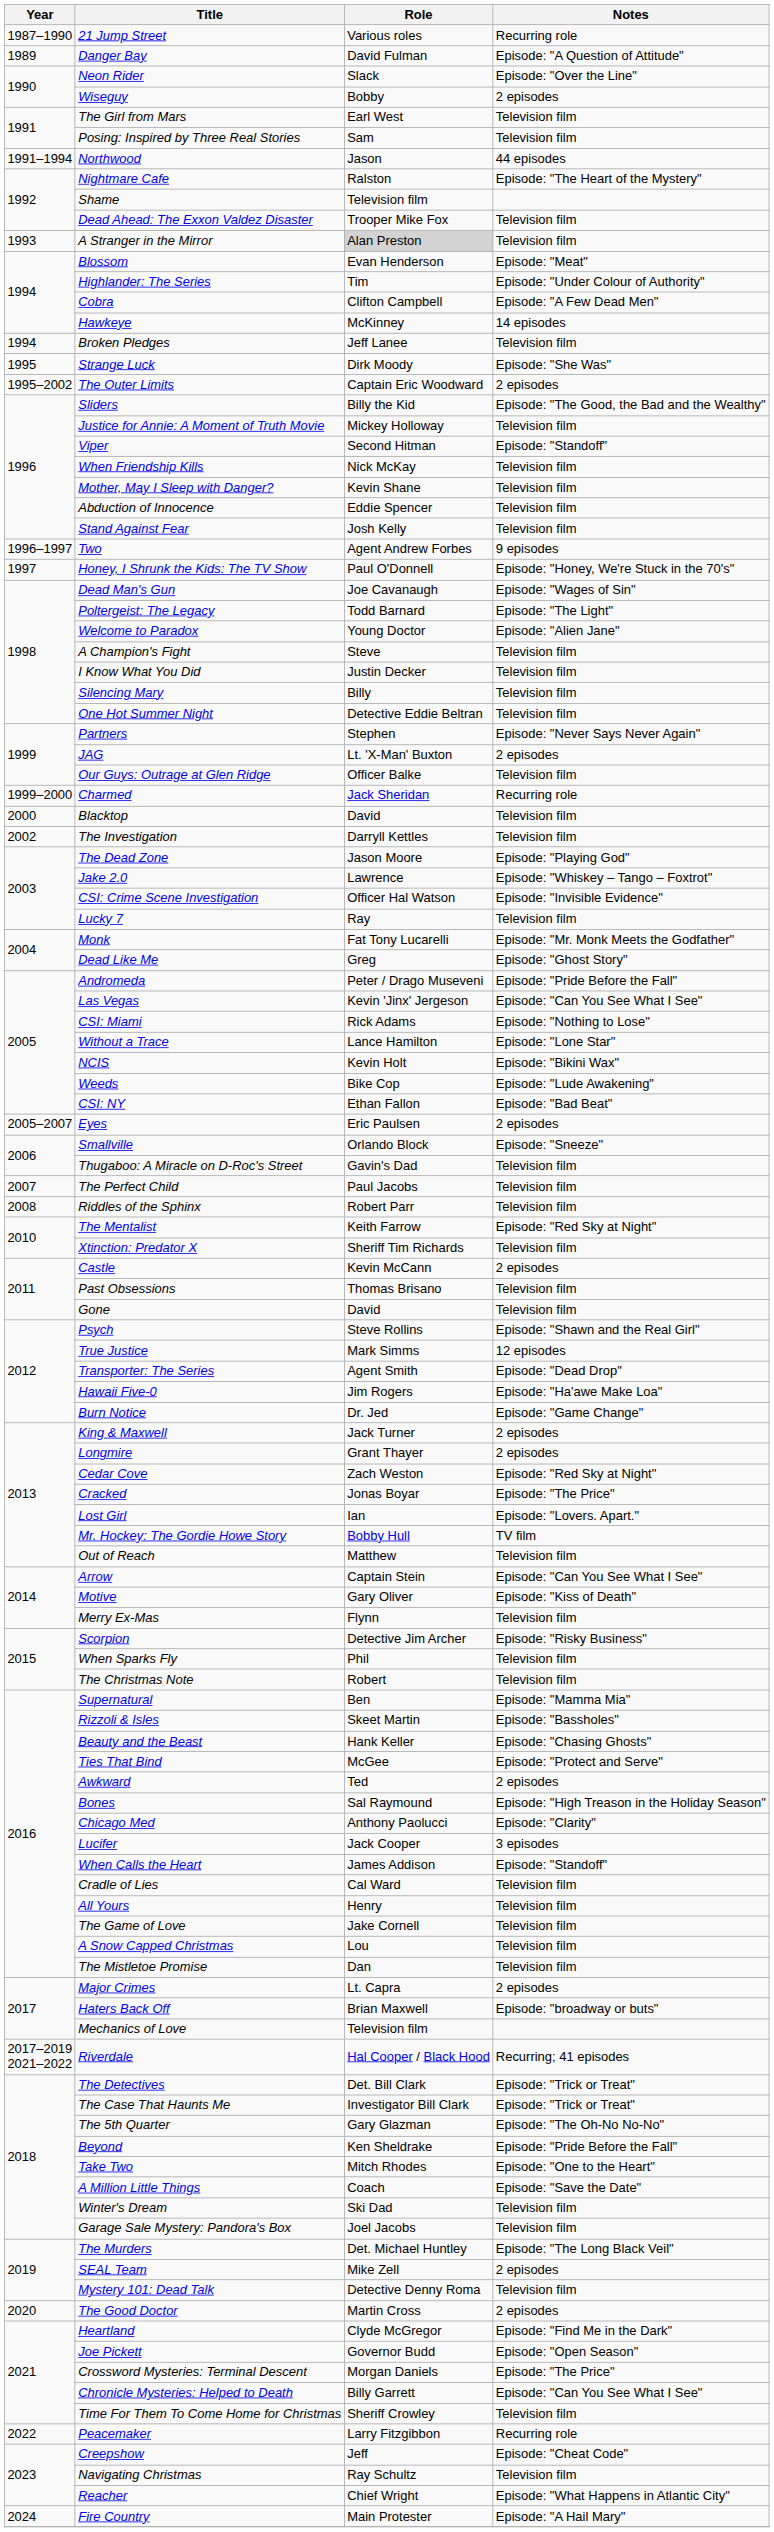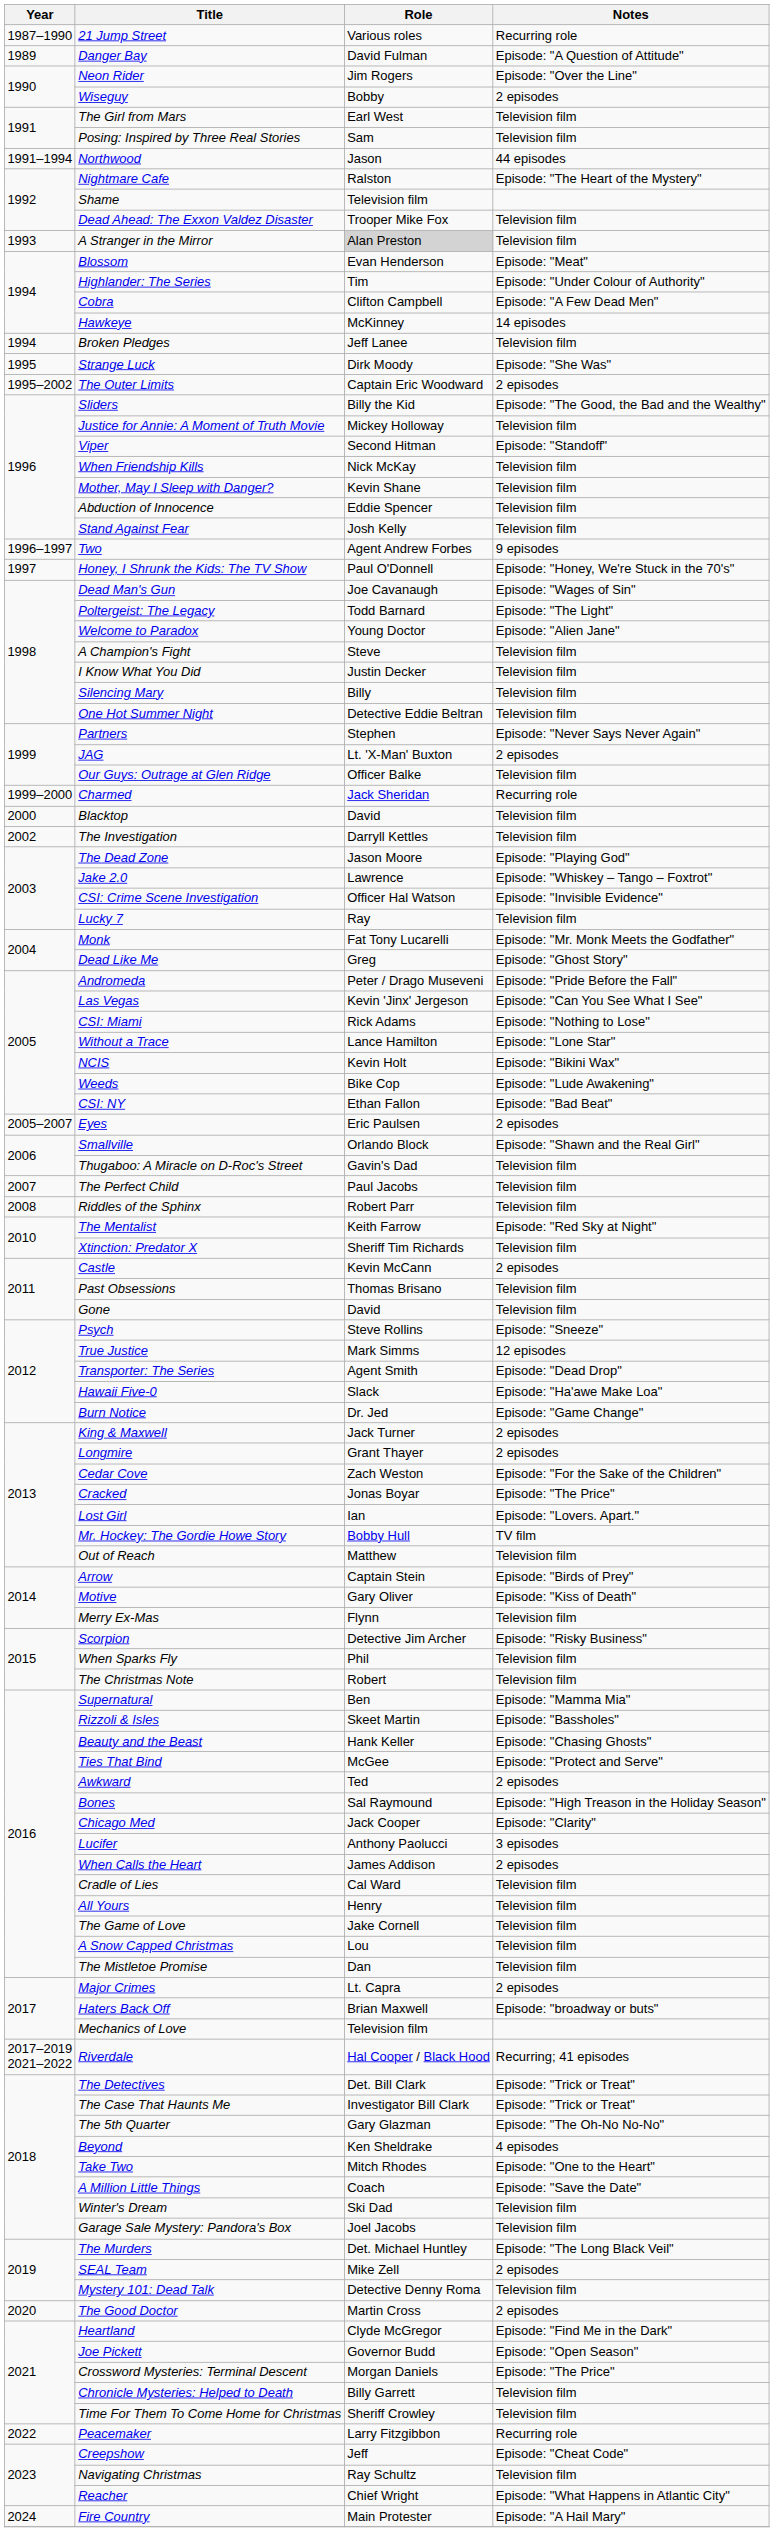(363, 76) Slack -> (380, 76) Jim Rogers
(549, 1145) Episode: "Sneeze" -> (598, 1145) Episode: "Shawn and the Real Girl"
(598, 1330) Episode: "Shawn and the Real Girl" -> (549, 1330) Episode: "Sneeze"
(380, 1391) Jim Rogers -> (363, 1391) Slack
(576, 1474) Episode: "Red Sky at Night" -> (608, 1474) Episode: "For the Sake of the Children"
(599, 1576) Episode: "Can You See What I See" -> (565, 1576) Episode: "Birds of Prey"
(397, 1823) Anthony Paolucci -> (384, 1823) Jack Cooper
(384, 1844) Jack Cooper -> (397, 1844) Anthony Paolucci
(551, 1864) Episode: "Standoff" -> (527, 1864) 2 episodes
(587, 2146) Episode: "Pride Before the Fall" -> (527, 2146) 4 episodes
(599, 2393) Episode: "Can You See What I See" -> (536, 2393) Television film
